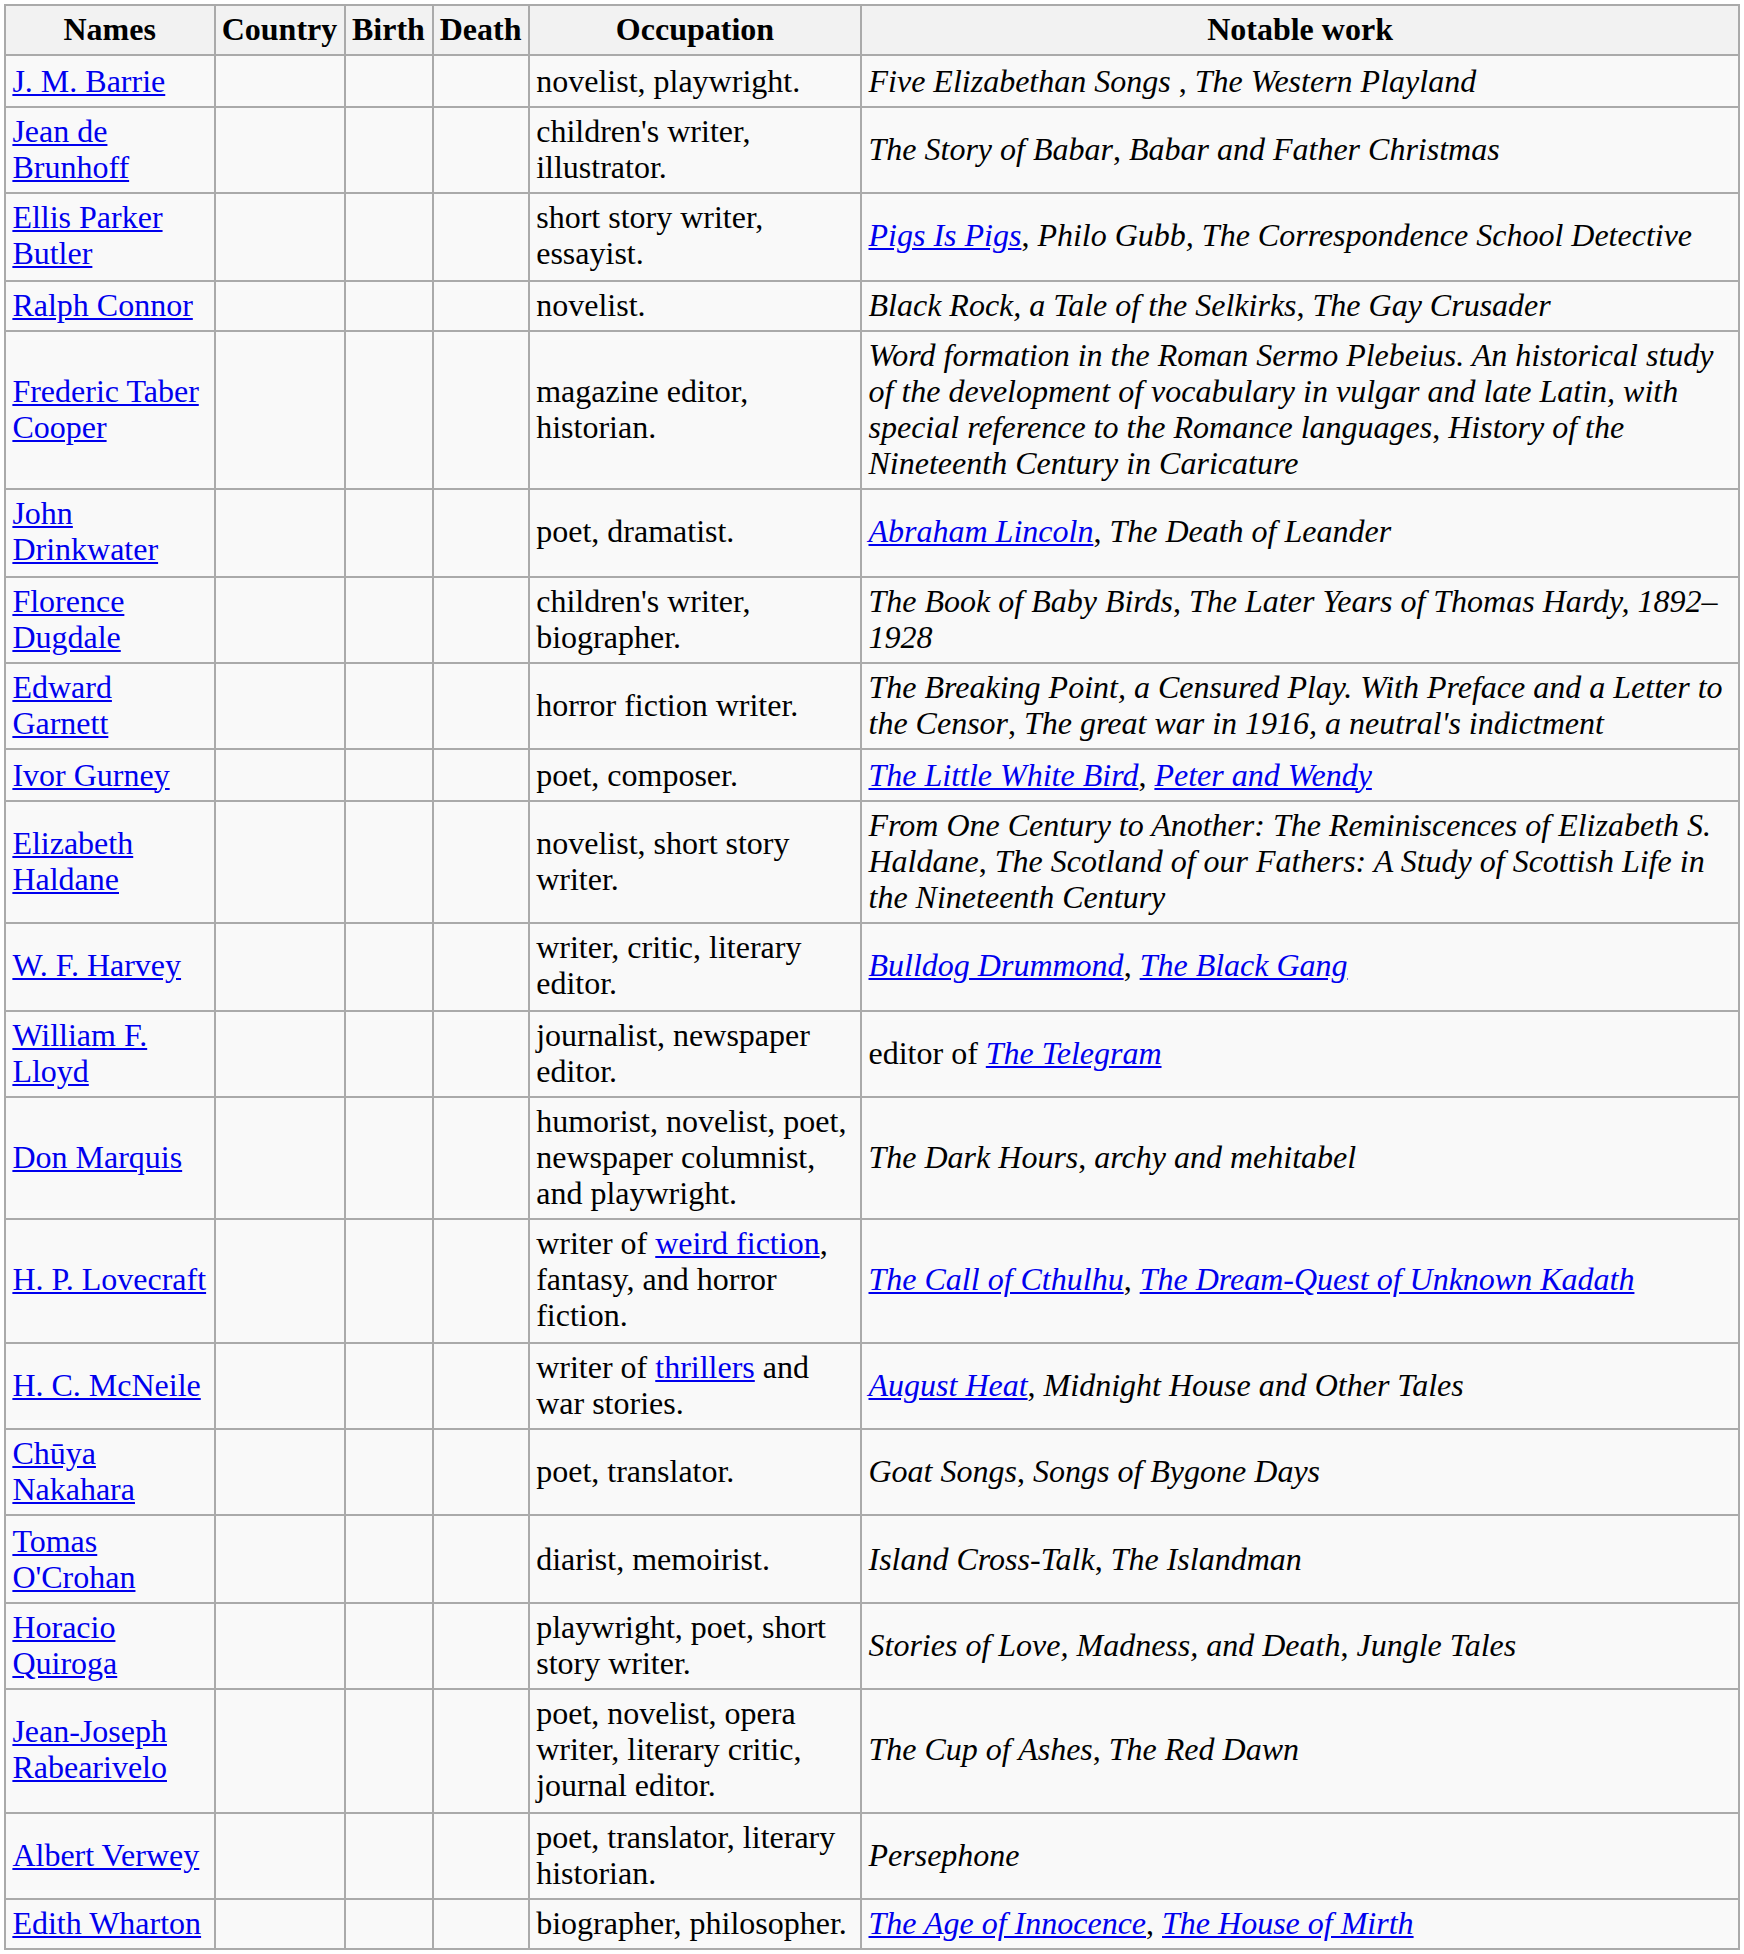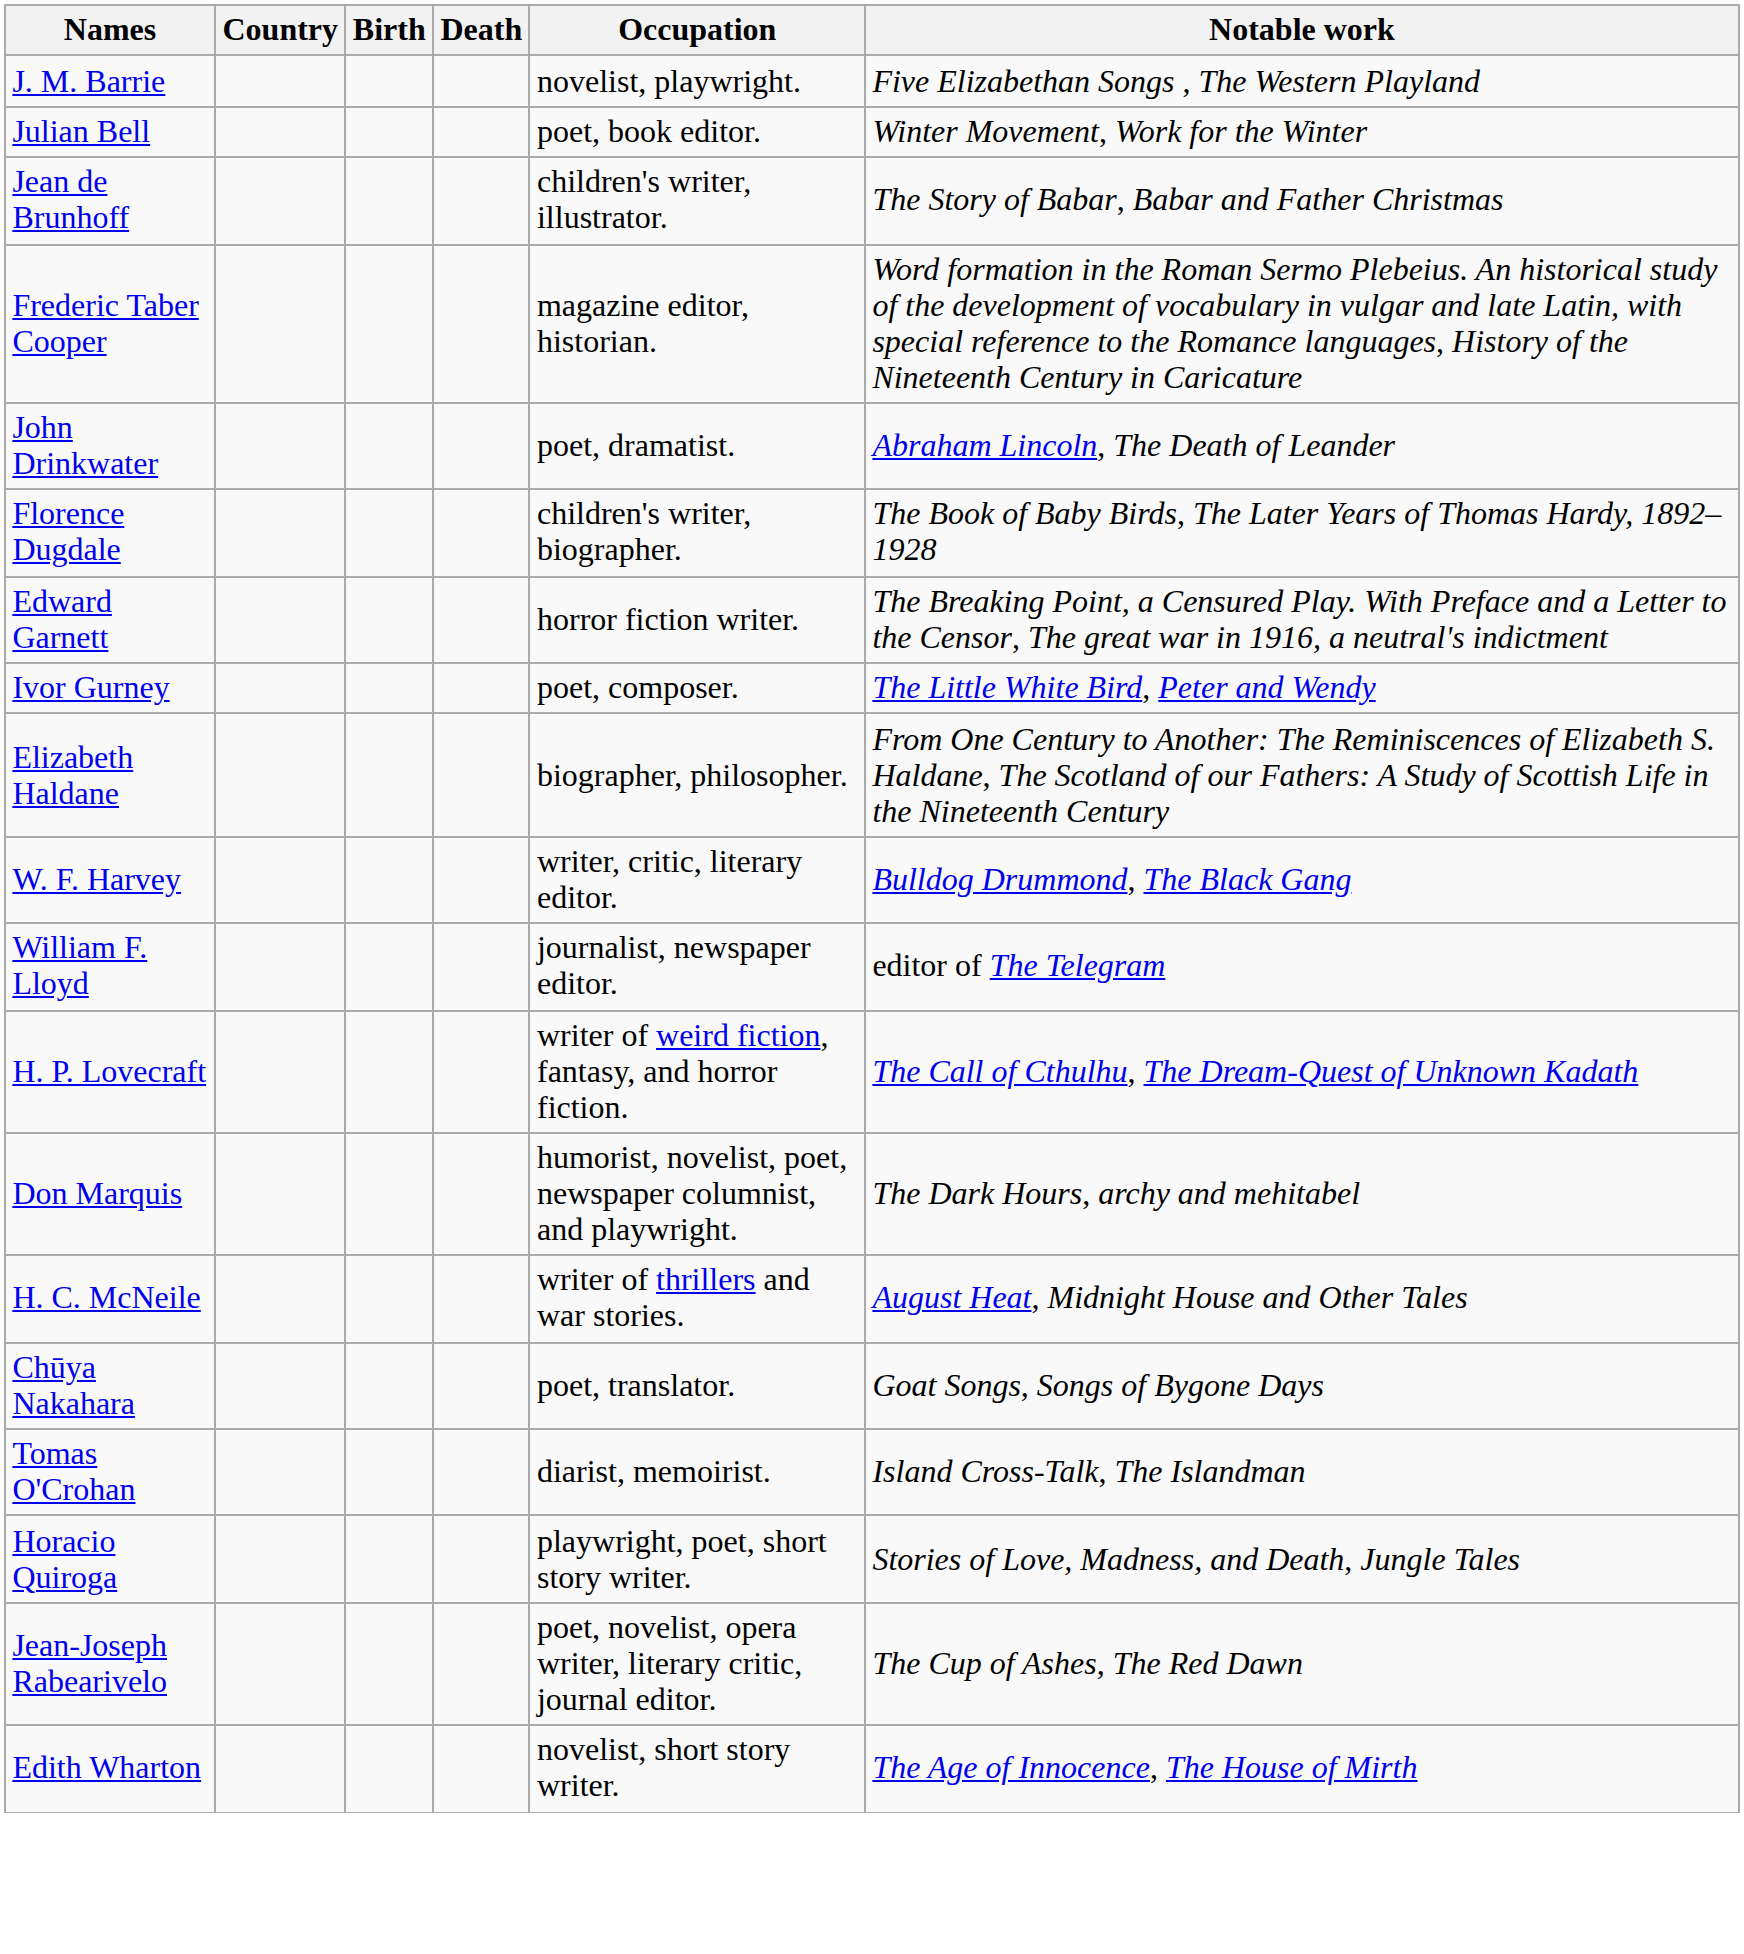+ row: (81, 131)
- row: (87, 236)
- row: (103, 304)
(663, 861) novelist, short story writer. -> (692, 774) biographer, philosopher.
rows swapped: (109, 1280) <-> (97, 1157)
- row: (106, 1854)
(692, 1923) biographer, philosopher. -> (664, 1768) novelist, short story writer.
